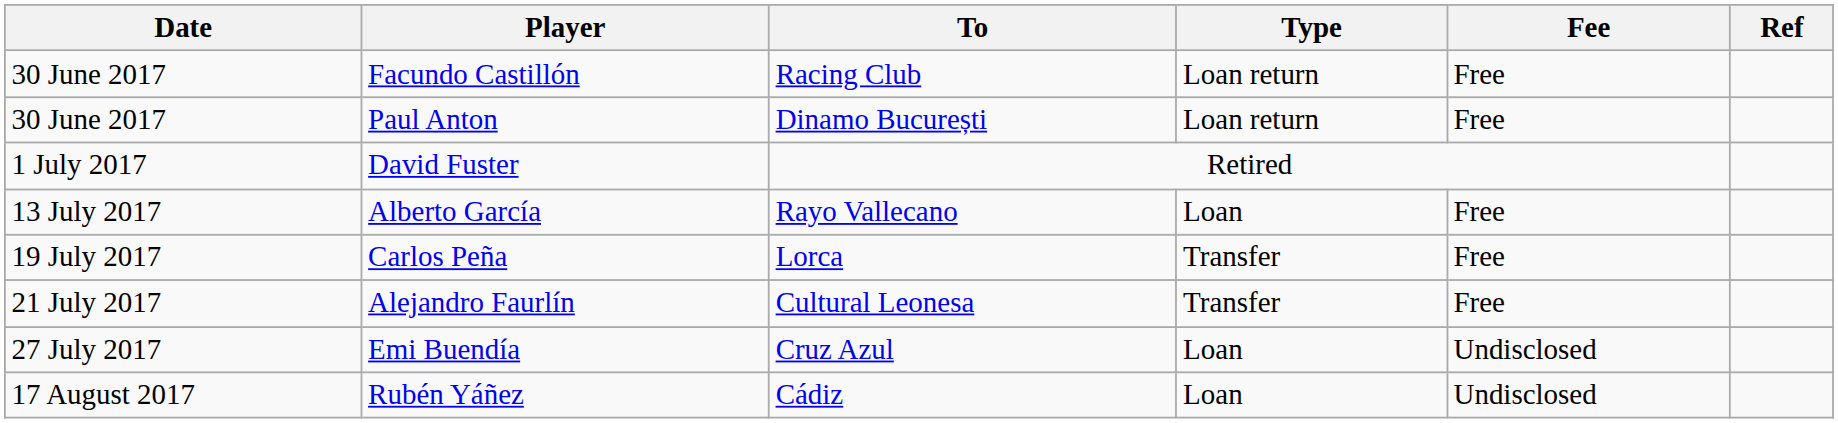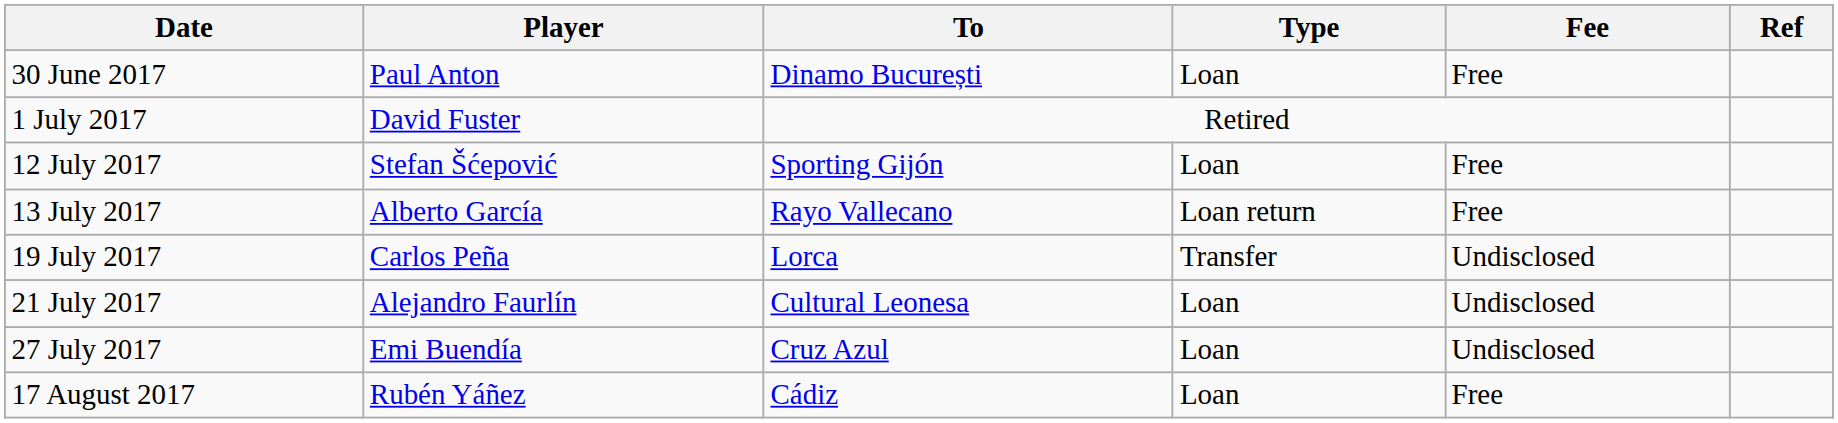- row: (474, 73)
(1251, 119) Loan return -> (1210, 73) Loan
+ row: (464, 165)
(1213, 211) Loan -> (1248, 211) Loan return
(1479, 257) Free -> (1523, 257) Undisclosed
(1232, 303) Transfer -> (1210, 303) Loan
(1479, 303) Free -> (1523, 303) Undisclosed
(1525, 394) Undisclosed -> (1477, 394) Free
